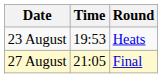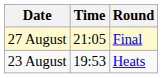rows swapped: (37, 38) <-> (37, 61)
